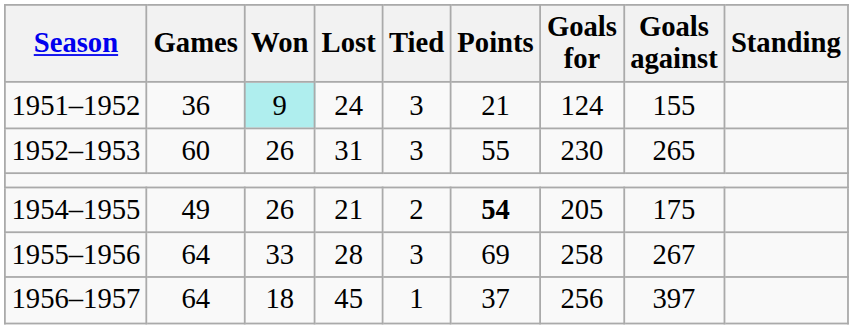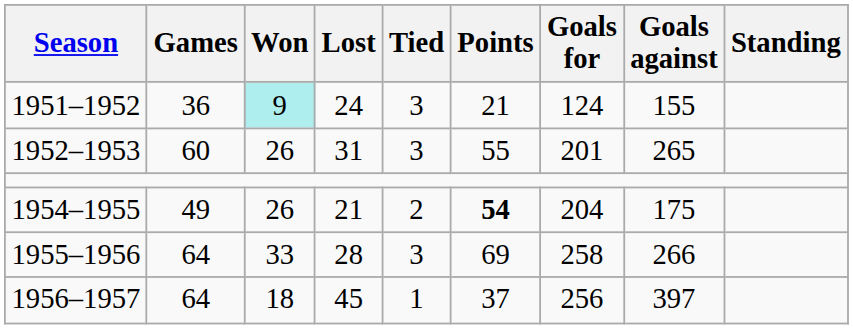(582, 150) 230 -> (582, 150) 201
(582, 208) 205 -> (582, 208) 204
(674, 254) 267 -> (674, 254) 266
